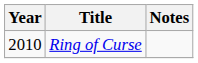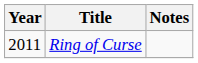(25, 44) 2010 -> (25, 44) 2011
